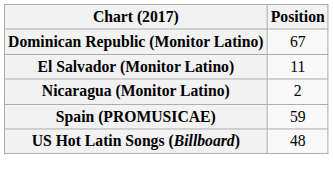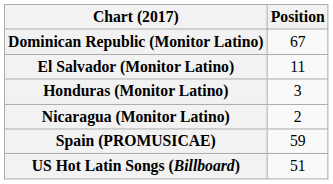+ row: (136, 91)
(298, 141) 48 -> (298, 166) 51
